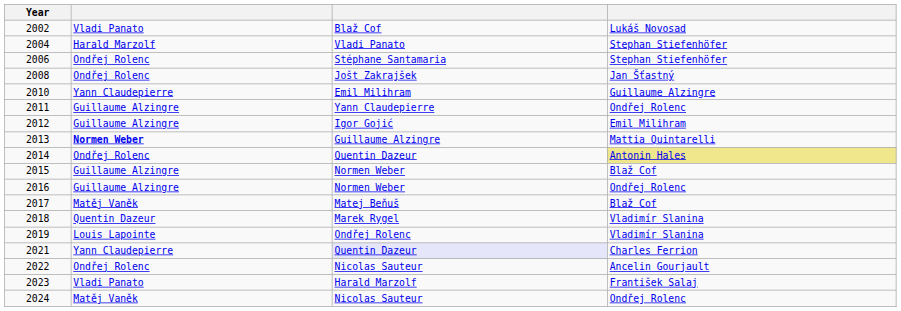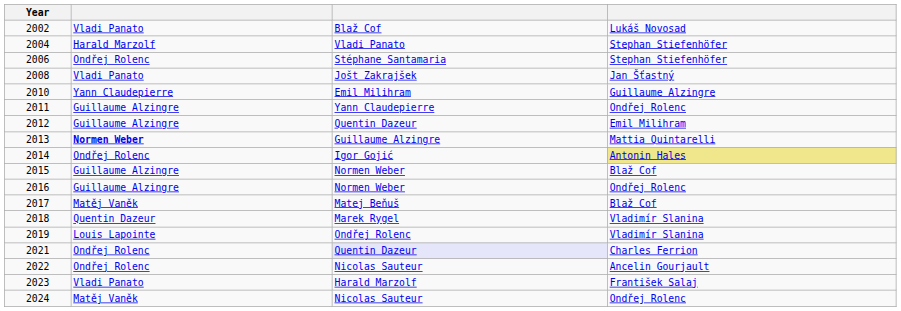(111, 76) Ondřej Rolenc -> (109, 76) Vladi Panato
(364, 124) Igor Gojić -> (376, 124) Quentin Dazeur
(376, 155) Quentin Dazeur -> (364, 155) Igor Gojić
(123, 251) Yann Claudepierre -> (111, 251) Ondřej Rolenc
